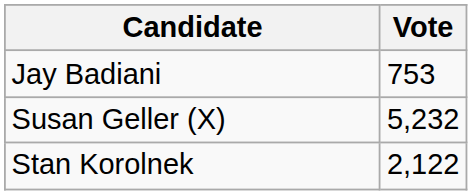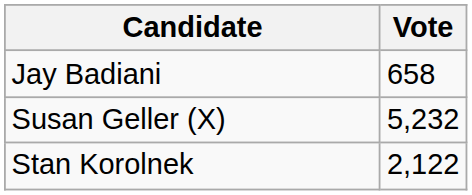(411, 73) 753 -> (411, 73) 658
